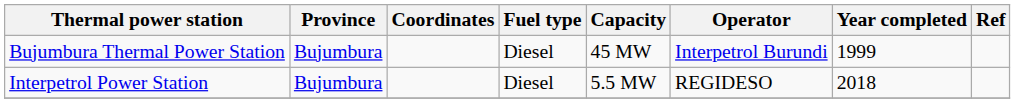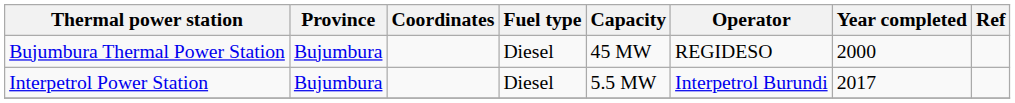(751, 51) Interpetrol Burundi -> (724, 51) REGIDESO
(856, 51) 1999 -> (856, 51) 2000
(724, 82) REGIDESO -> (751, 82) Interpetrol Burundi
(856, 82) 2018 -> (856, 82) 2017
